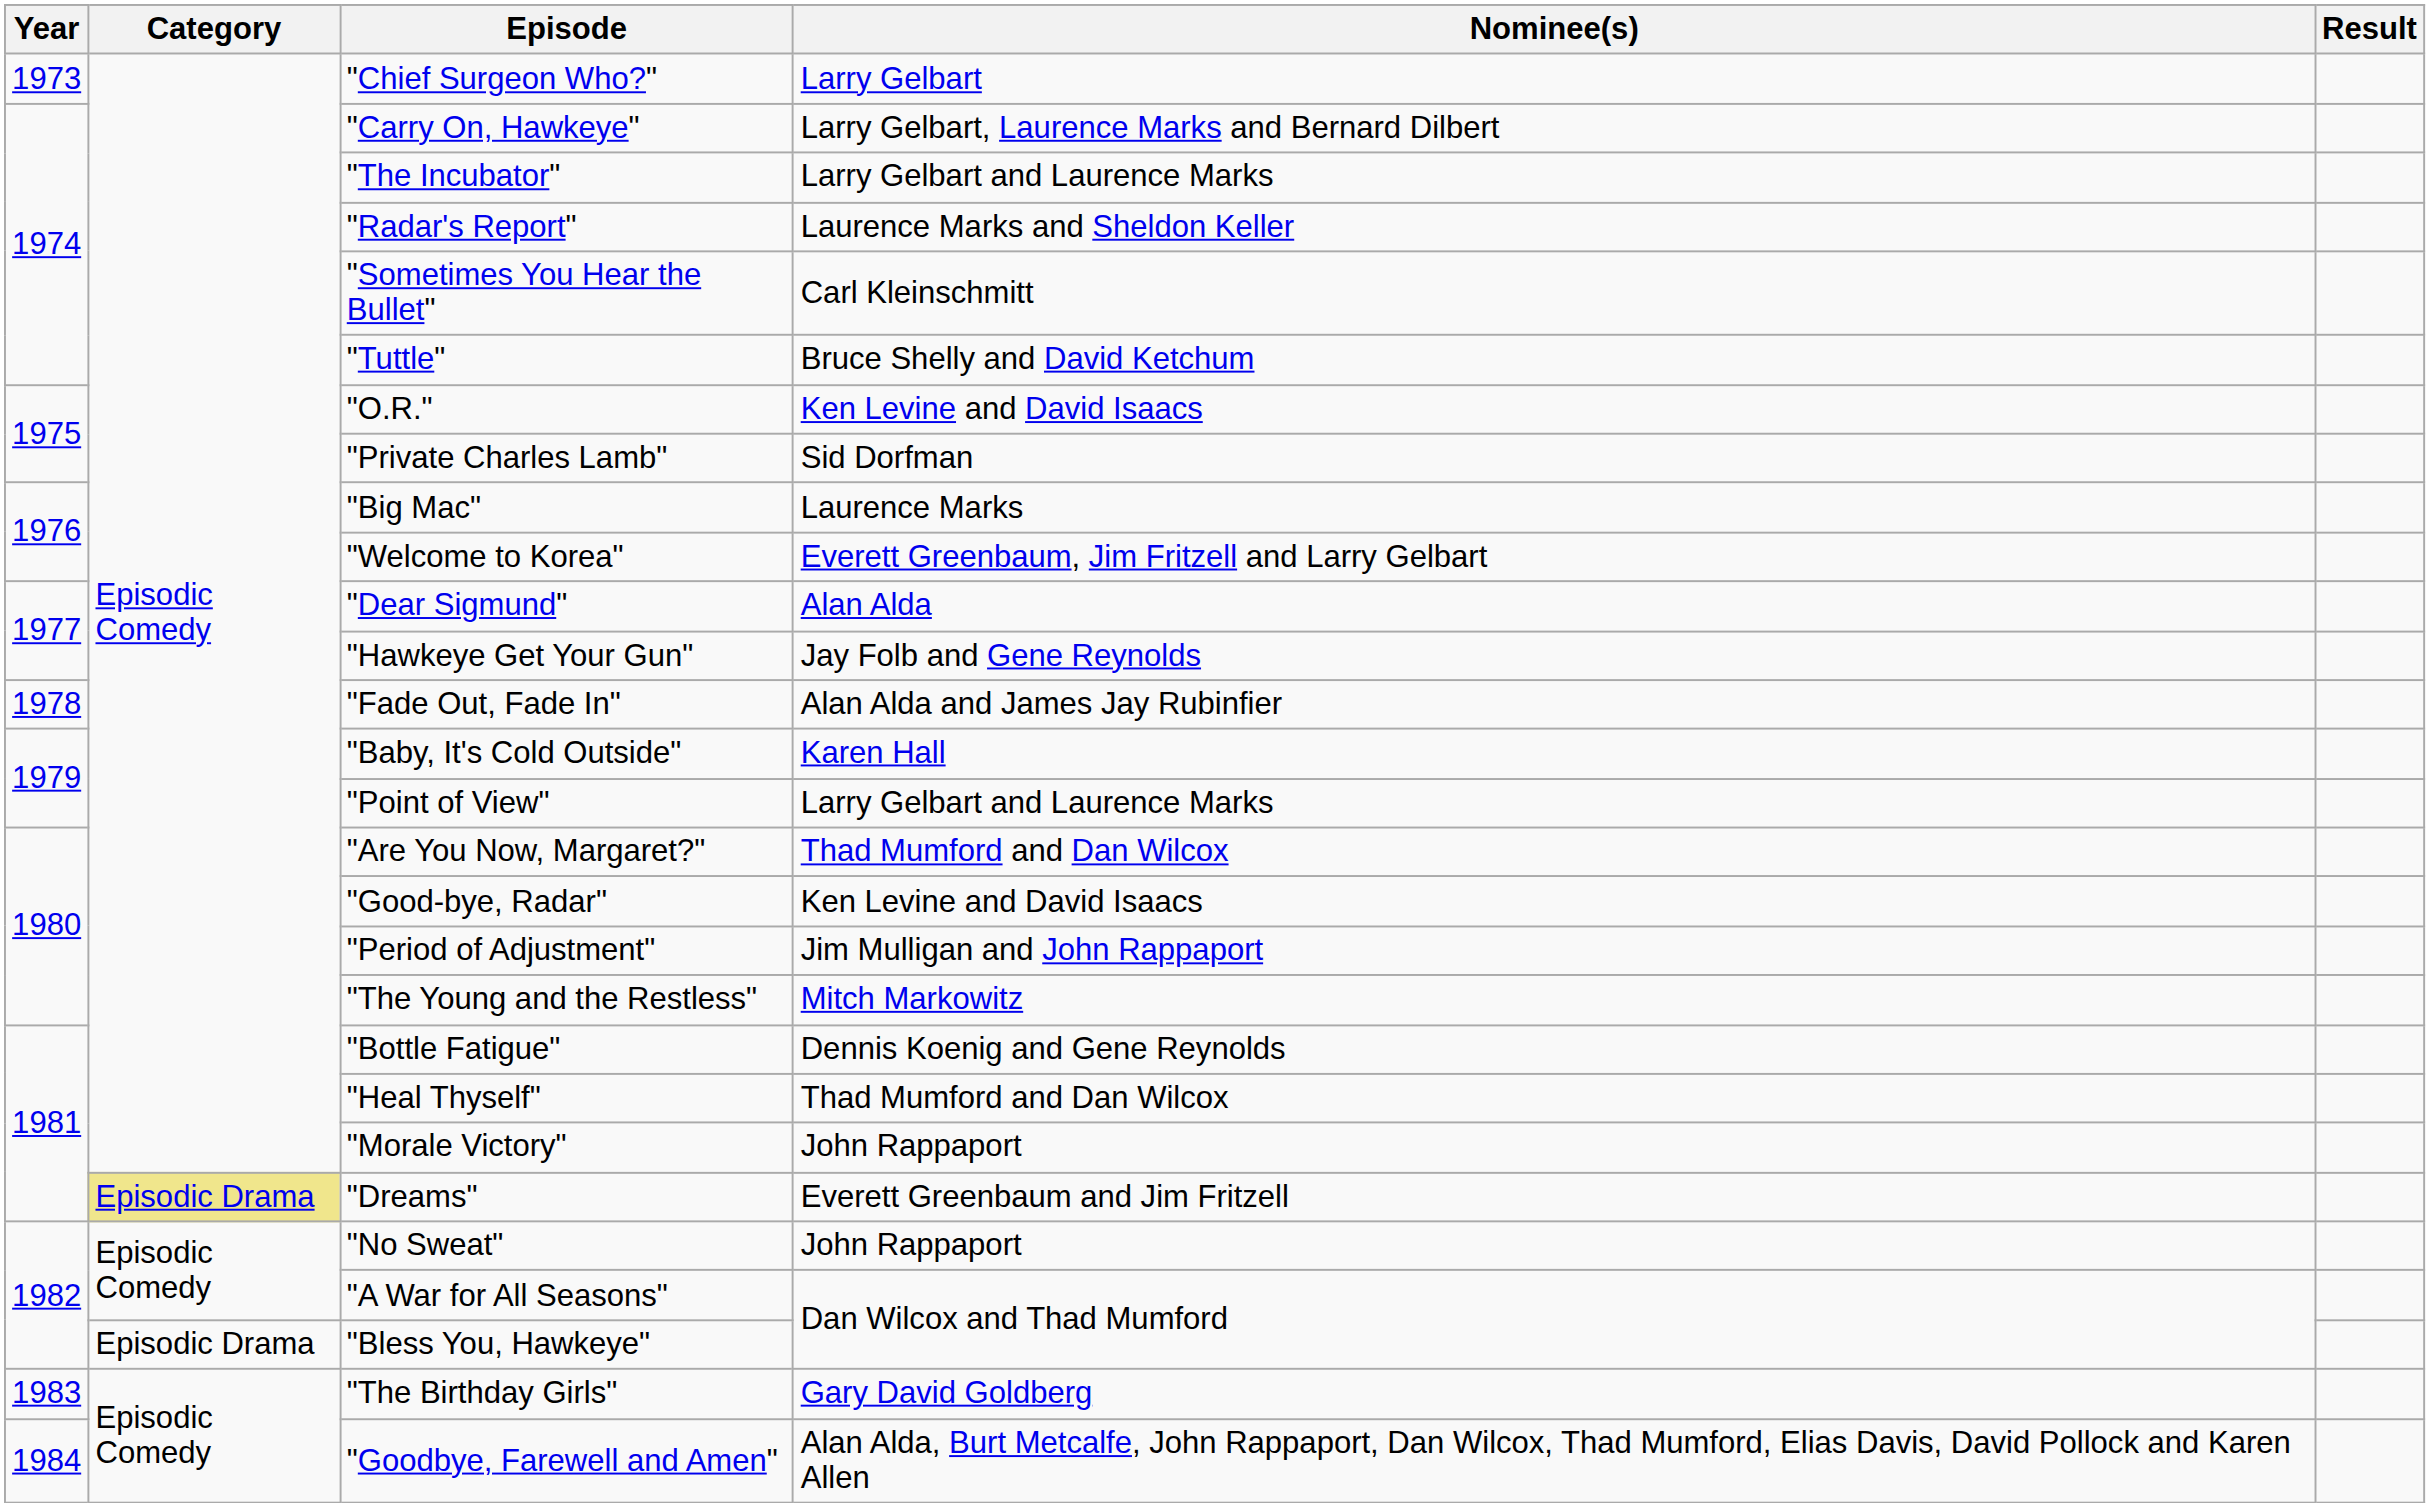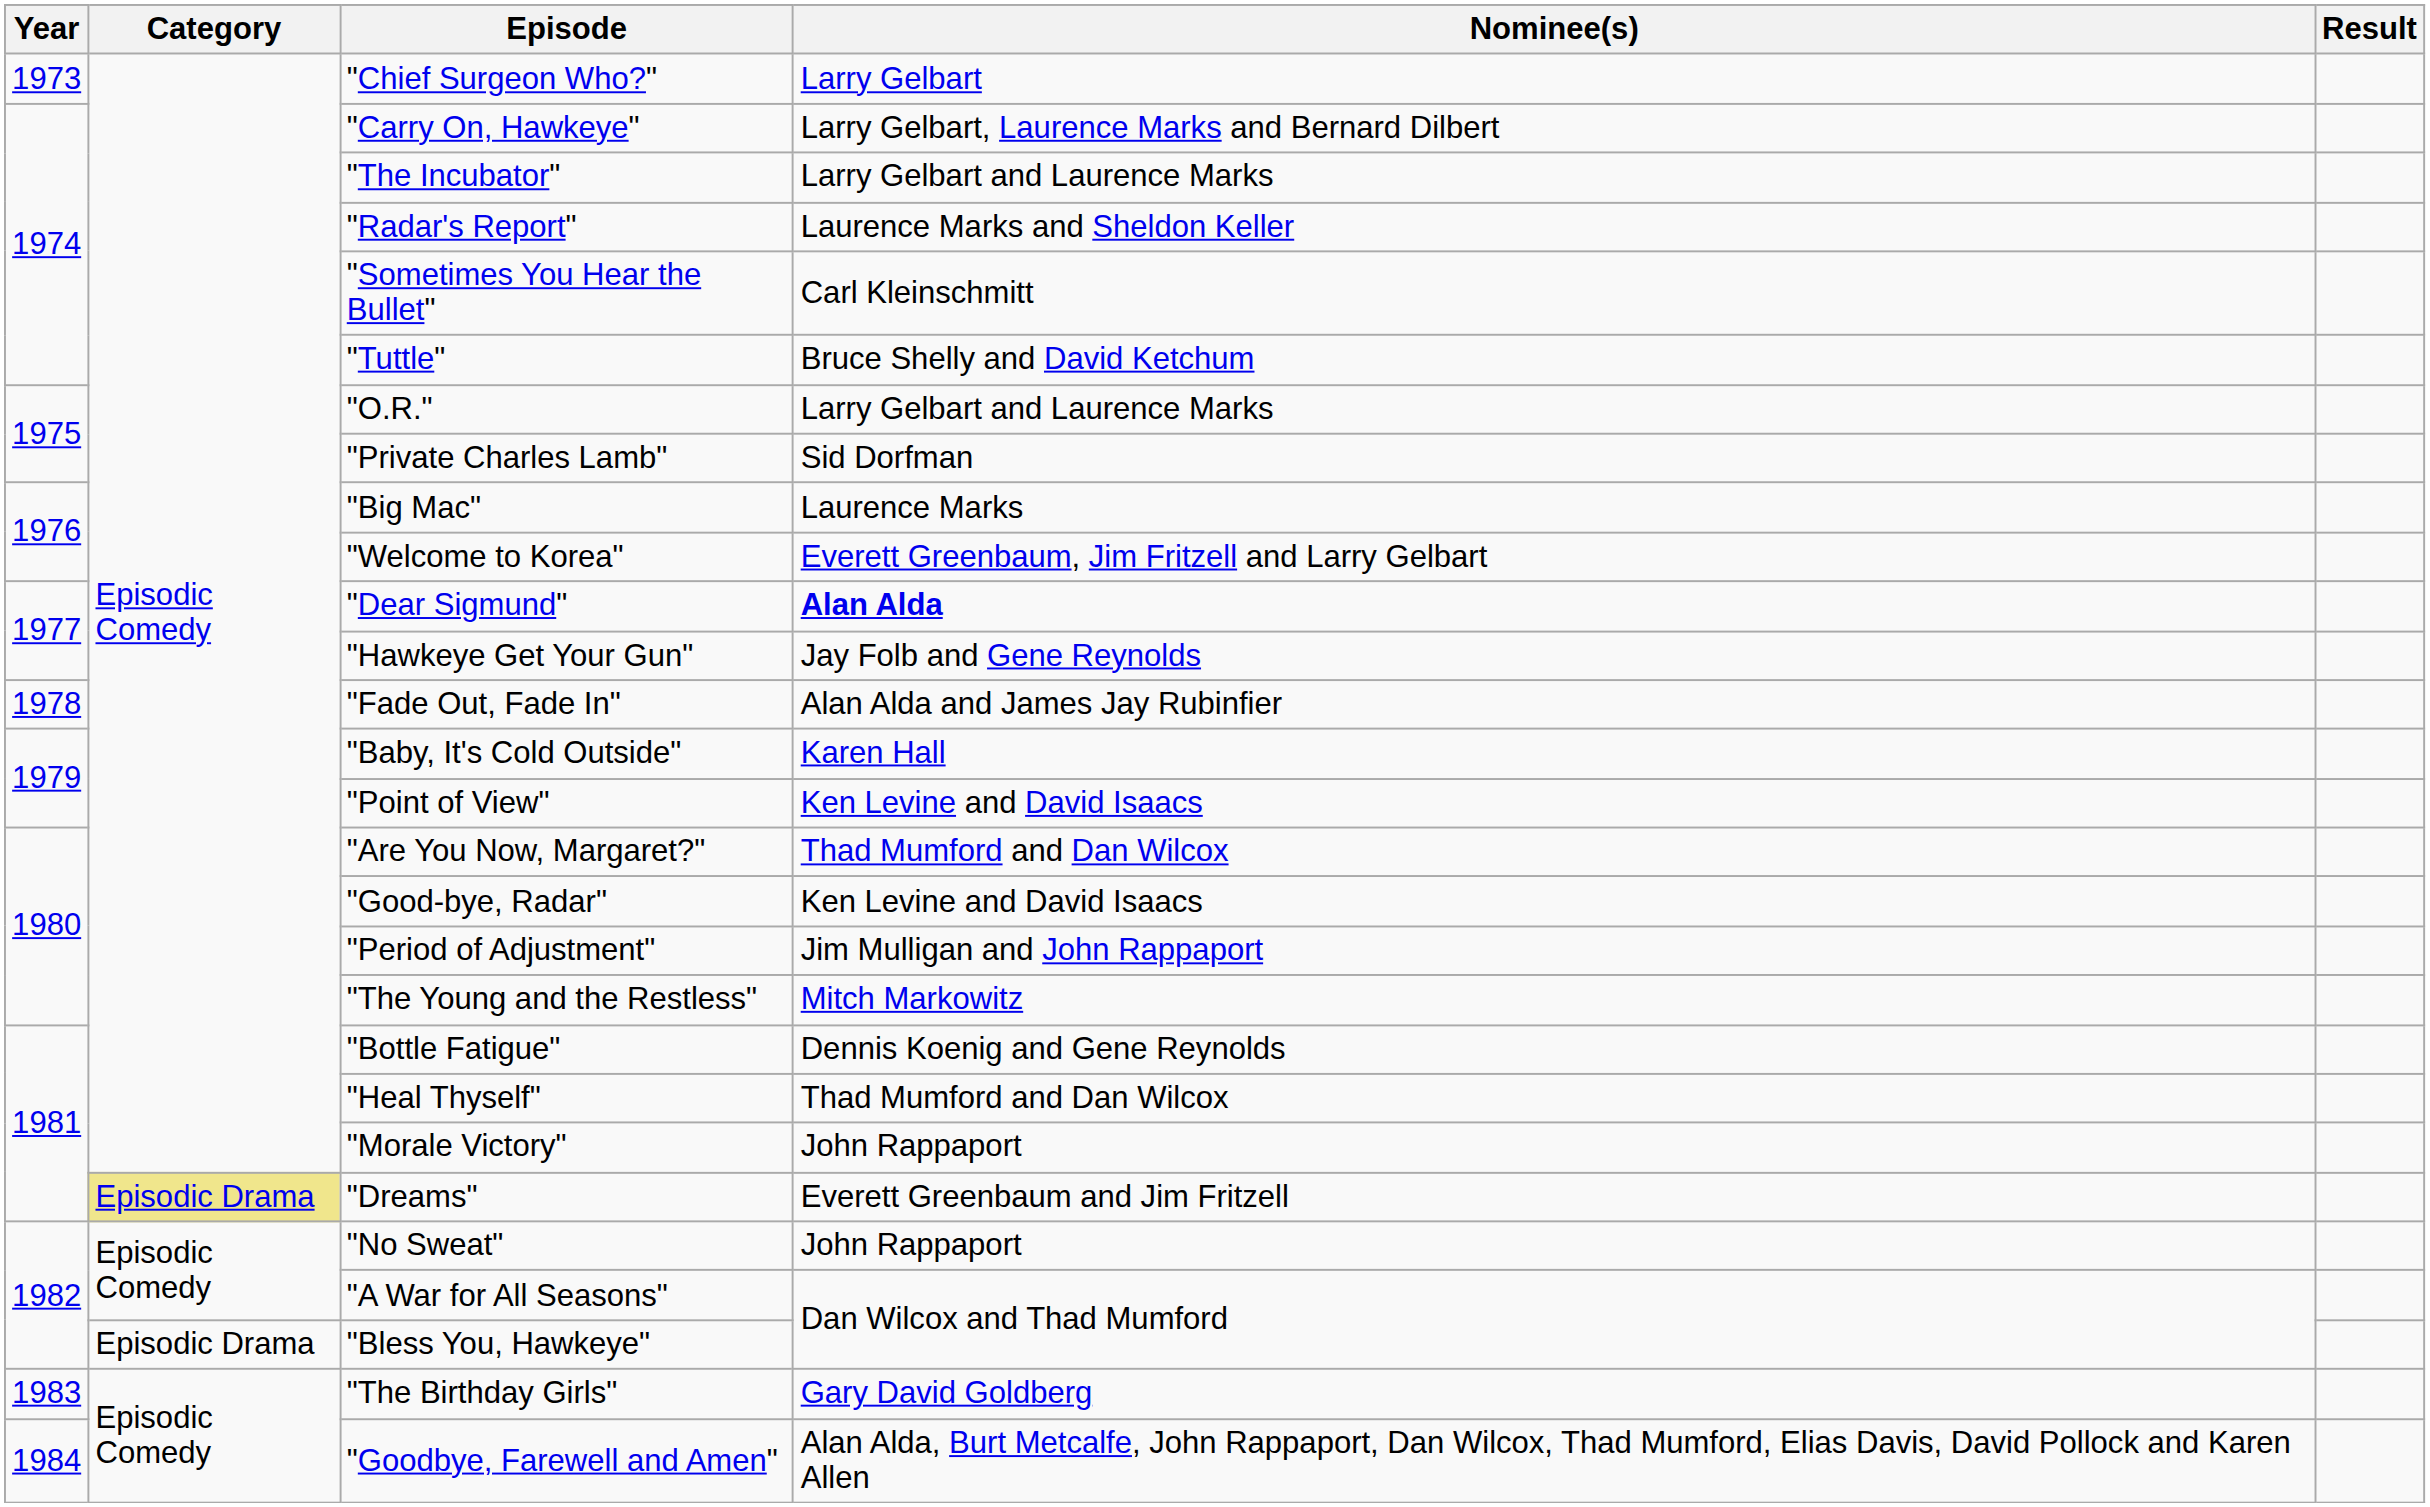(1002, 408) Ken Levine and David Isaacs -> (1037, 408) Larry Gelbart and Laurence Marks
(866, 605) normal -> (872, 605) bold
(1037, 802) Larry Gelbart and Laurence Marks -> (1002, 802) Ken Levine and David Isaacs
